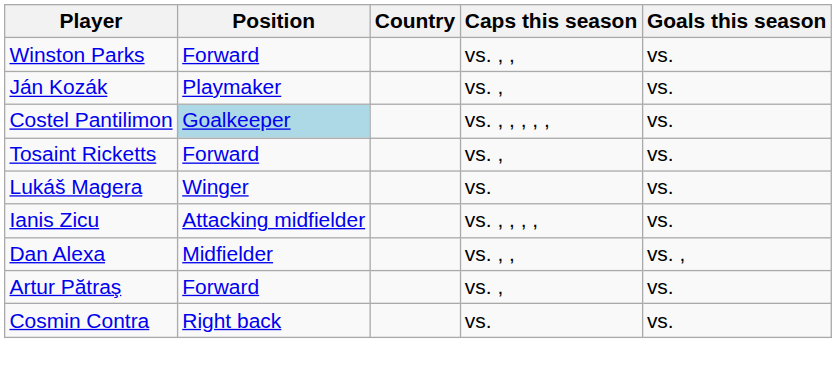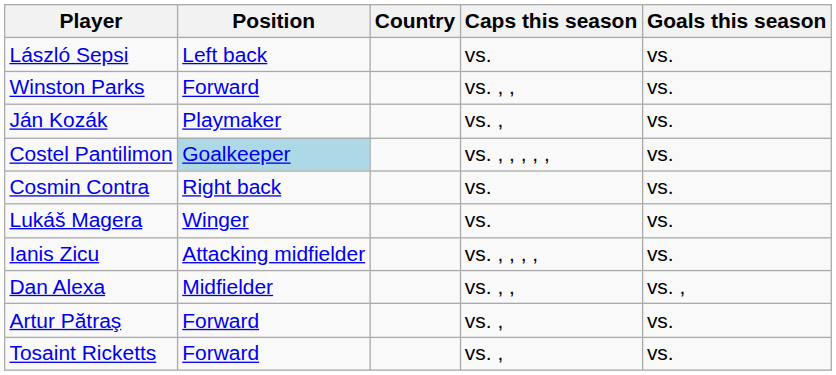+ row: (69, 54)
rows swapped: (79, 320) <-> (83, 154)
